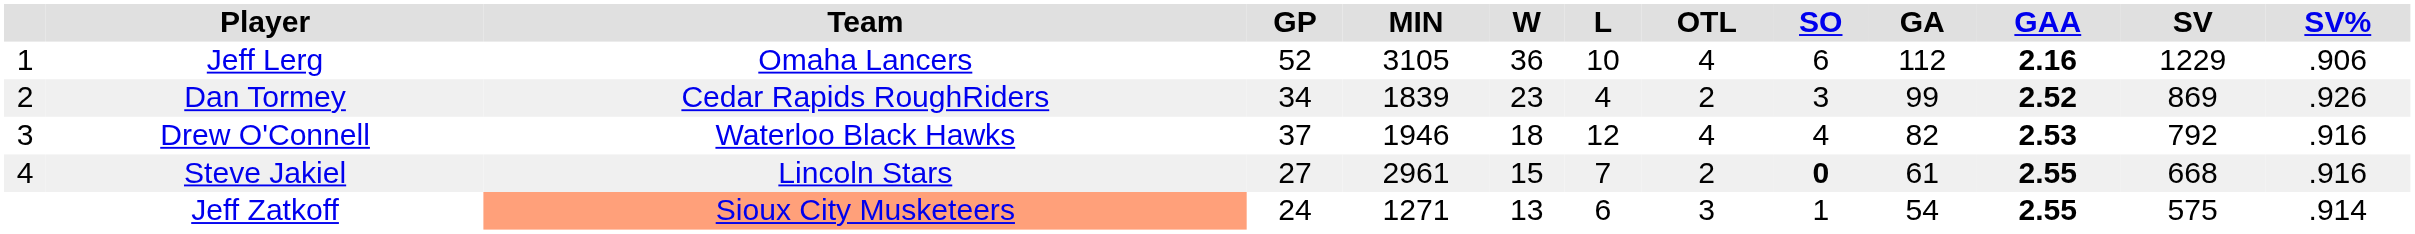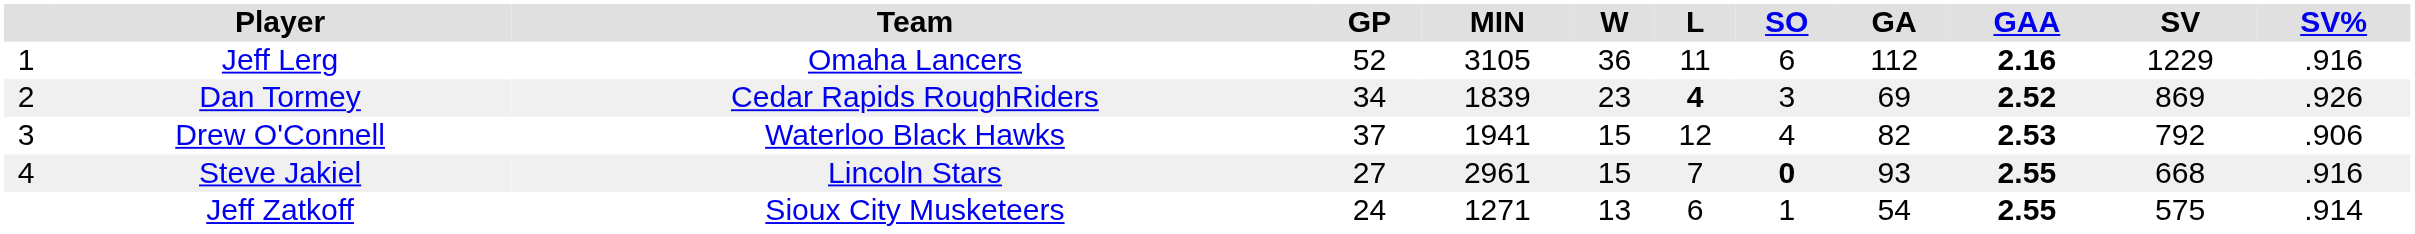- column: (1707, 22)
(1603, 59) 10 -> (1695, 59) 11
(2338, 59) .906 -> (2334, 59) .916
(1603, 97) normal -> (1695, 97) bold
(1922, 97) 99 -> (1894, 97) 69
(1416, 135) 1946 -> (1497, 135) 1941
(1527, 135) 18 -> (1614, 135) 15
(2338, 135) .916 -> (2334, 135) .906
(1922, 172) 61 -> (1894, 172) 93
(865, 210) lightsalmon background -> (915, 210) no background
